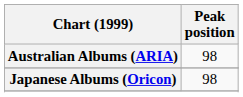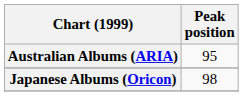(210, 56) 98 -> (210, 56) 95
